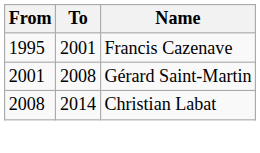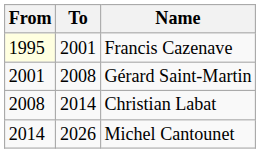(27, 47) no background -> (27, 47) lightyellow background
+ row: (169, 133)
